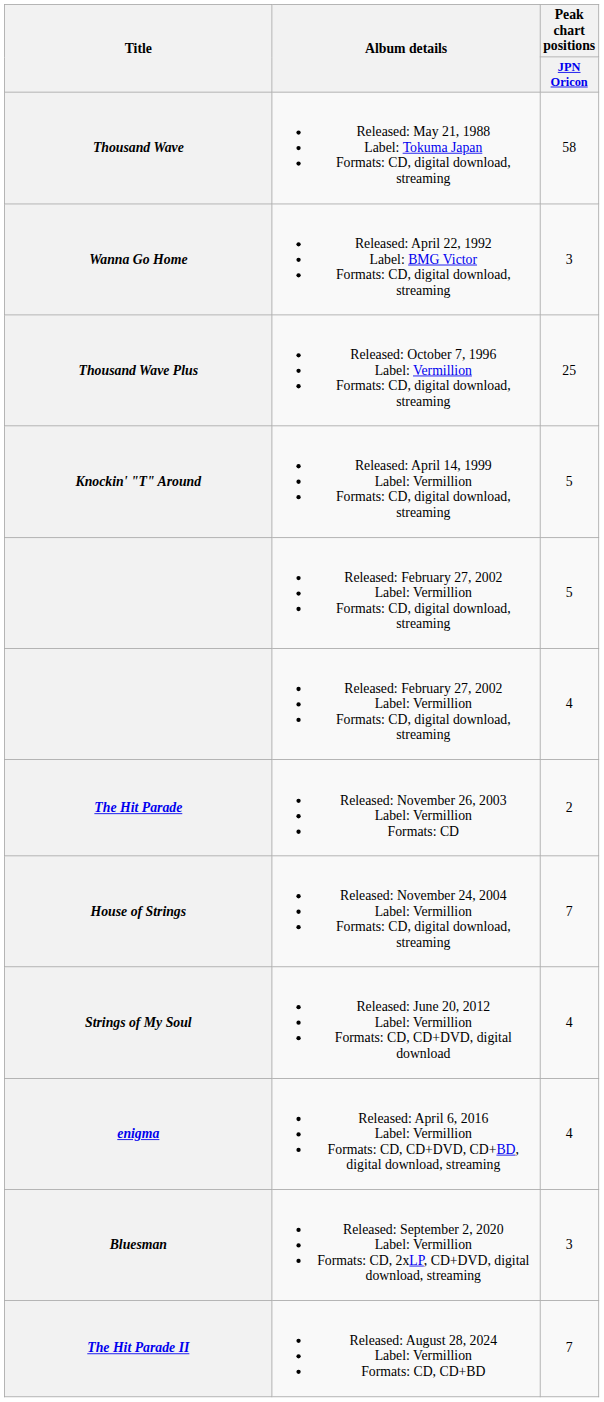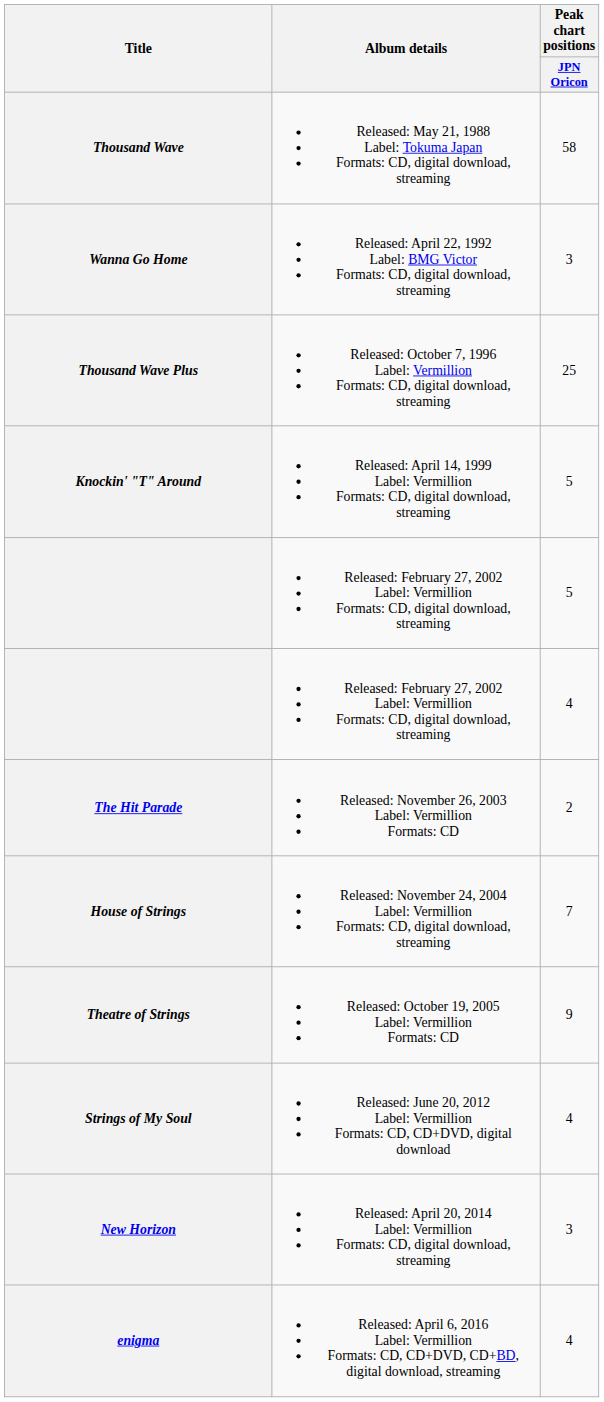+ row: (138, 1014)
+ row: (138, 1229)
- row: (138, 1245)
- row: (138, 1348)
